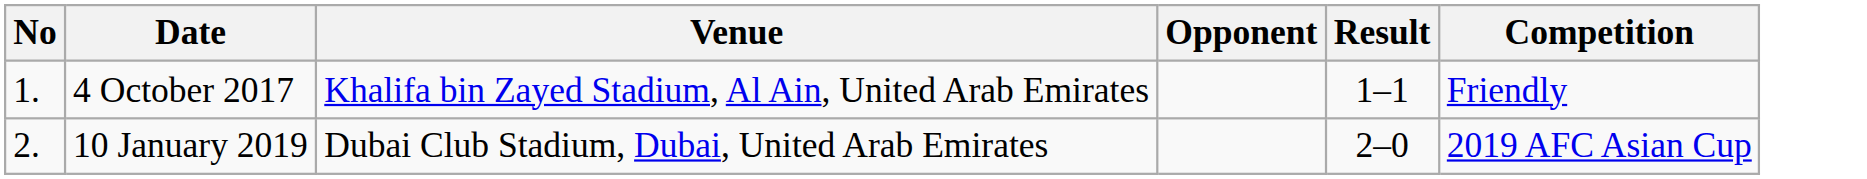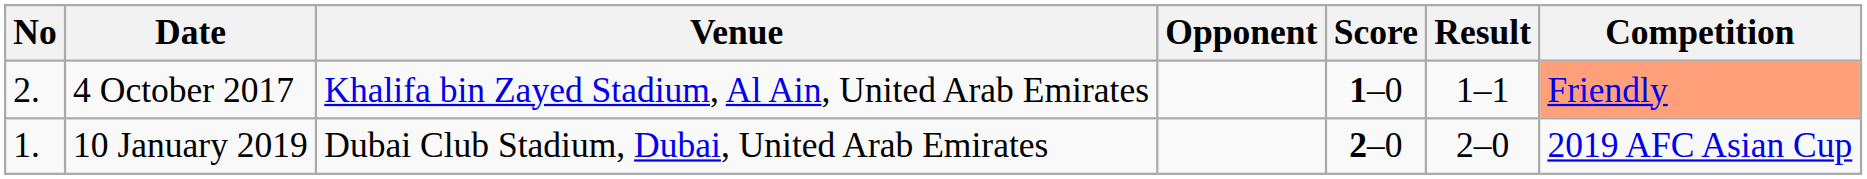+ column: (1376, 32)
(27, 88) 1. -> (27, 88) 2.
(1507, 88) no background -> (1608, 88) lightsalmon background
(27, 145) 2. -> (27, 145) 1.
